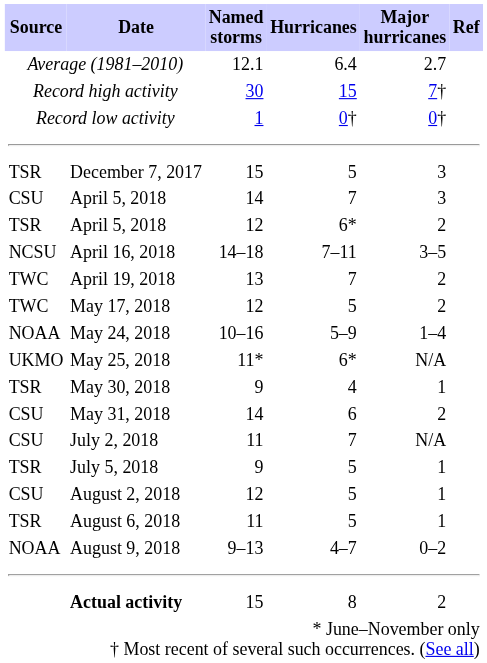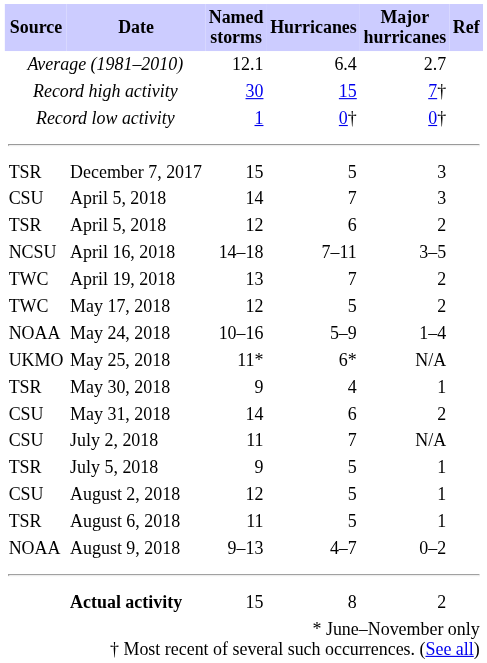(348, 225) 6* -> (352, 225) 6
